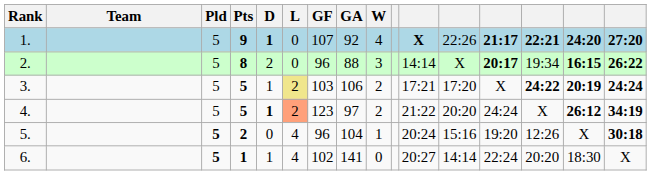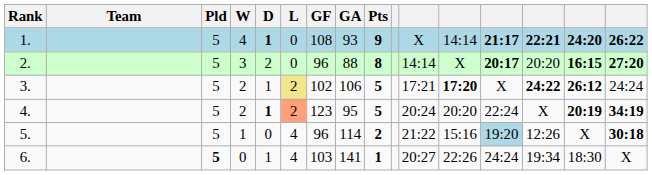columns swapped: (379, 16) <-> (243, 16)
(322, 39) 107 -> (321, 39) 108
(351, 39) 92 -> (350, 39) 93
(419, 39) bold -> (419, 39) normal
(460, 39) 22:26 -> (460, 39) 14:14
(625, 39) 27:20 -> (626, 39) 26:22
(542, 63) 19:34 -> (543, 63) 20:20
(625, 63) 26:22 -> (626, 63) 27:20
(322, 87) 103 -> (321, 87) 102
(460, 87) normal -> (460, 87) bold
(584, 87) 20:19 -> (585, 87) 26:12
(625, 87) bold -> (626, 87) normal
(351, 110) 97 -> (350, 110) 95
(419, 110) 21:22 -> (419, 110) 20:24
(501, 110) 24:24 -> (501, 110) 22:24
(584, 110) 26:12 -> (585, 110) 20:19
(216, 134) bold -> (216, 134) normal
(351, 134) 104 -> (350, 134) 114
(419, 134) 20:24 -> (419, 134) 21:22
(501, 134) no background -> (501, 134) lightblue background
(322, 157) 102 -> (321, 157) 103
(460, 157) 14:14 -> (460, 157) 22:26
(501, 157) 22:24 -> (501, 157) 24:24
(542, 157) 20:20 -> (543, 157) 19:34
